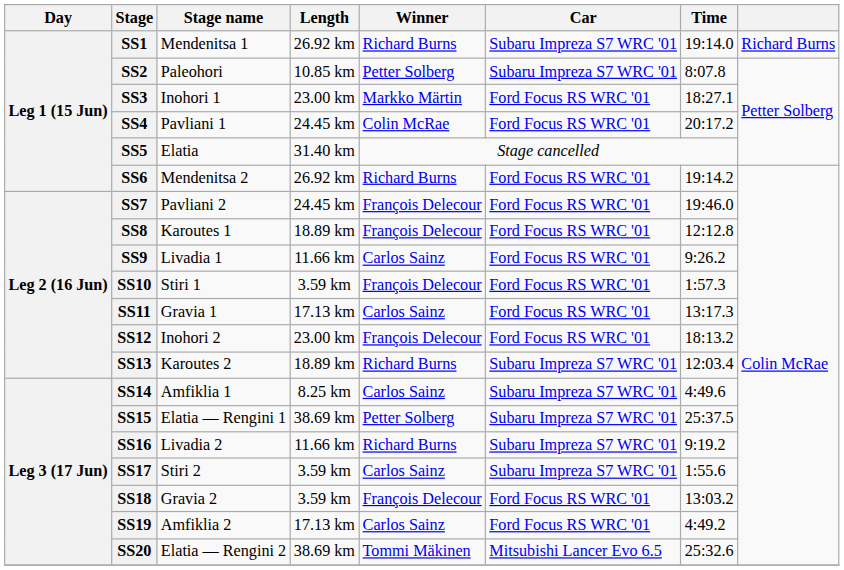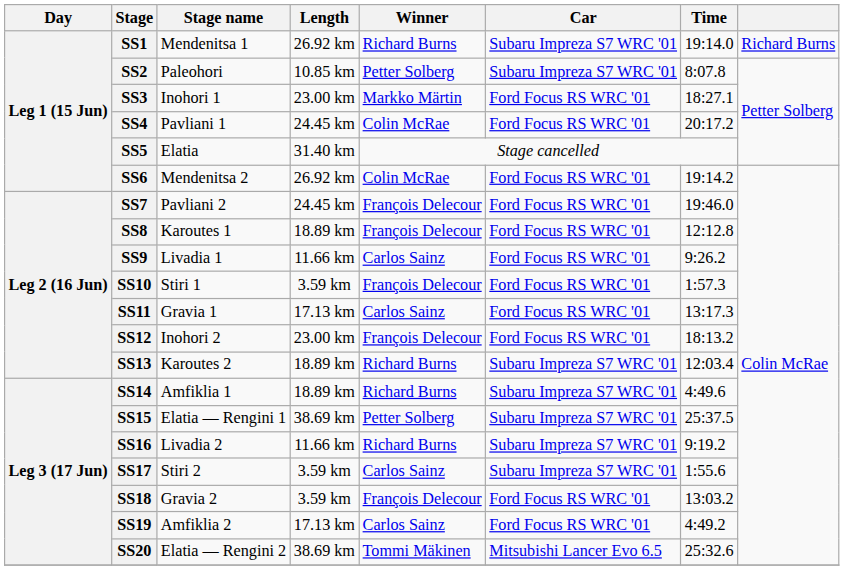(410, 177) Richard Burns -> (406, 177) Colin McRae
(324, 391) 8.25 km -> (324, 391) 18.89 km
(404, 391) Carlos Sainz -> (410, 391) Richard Burns
